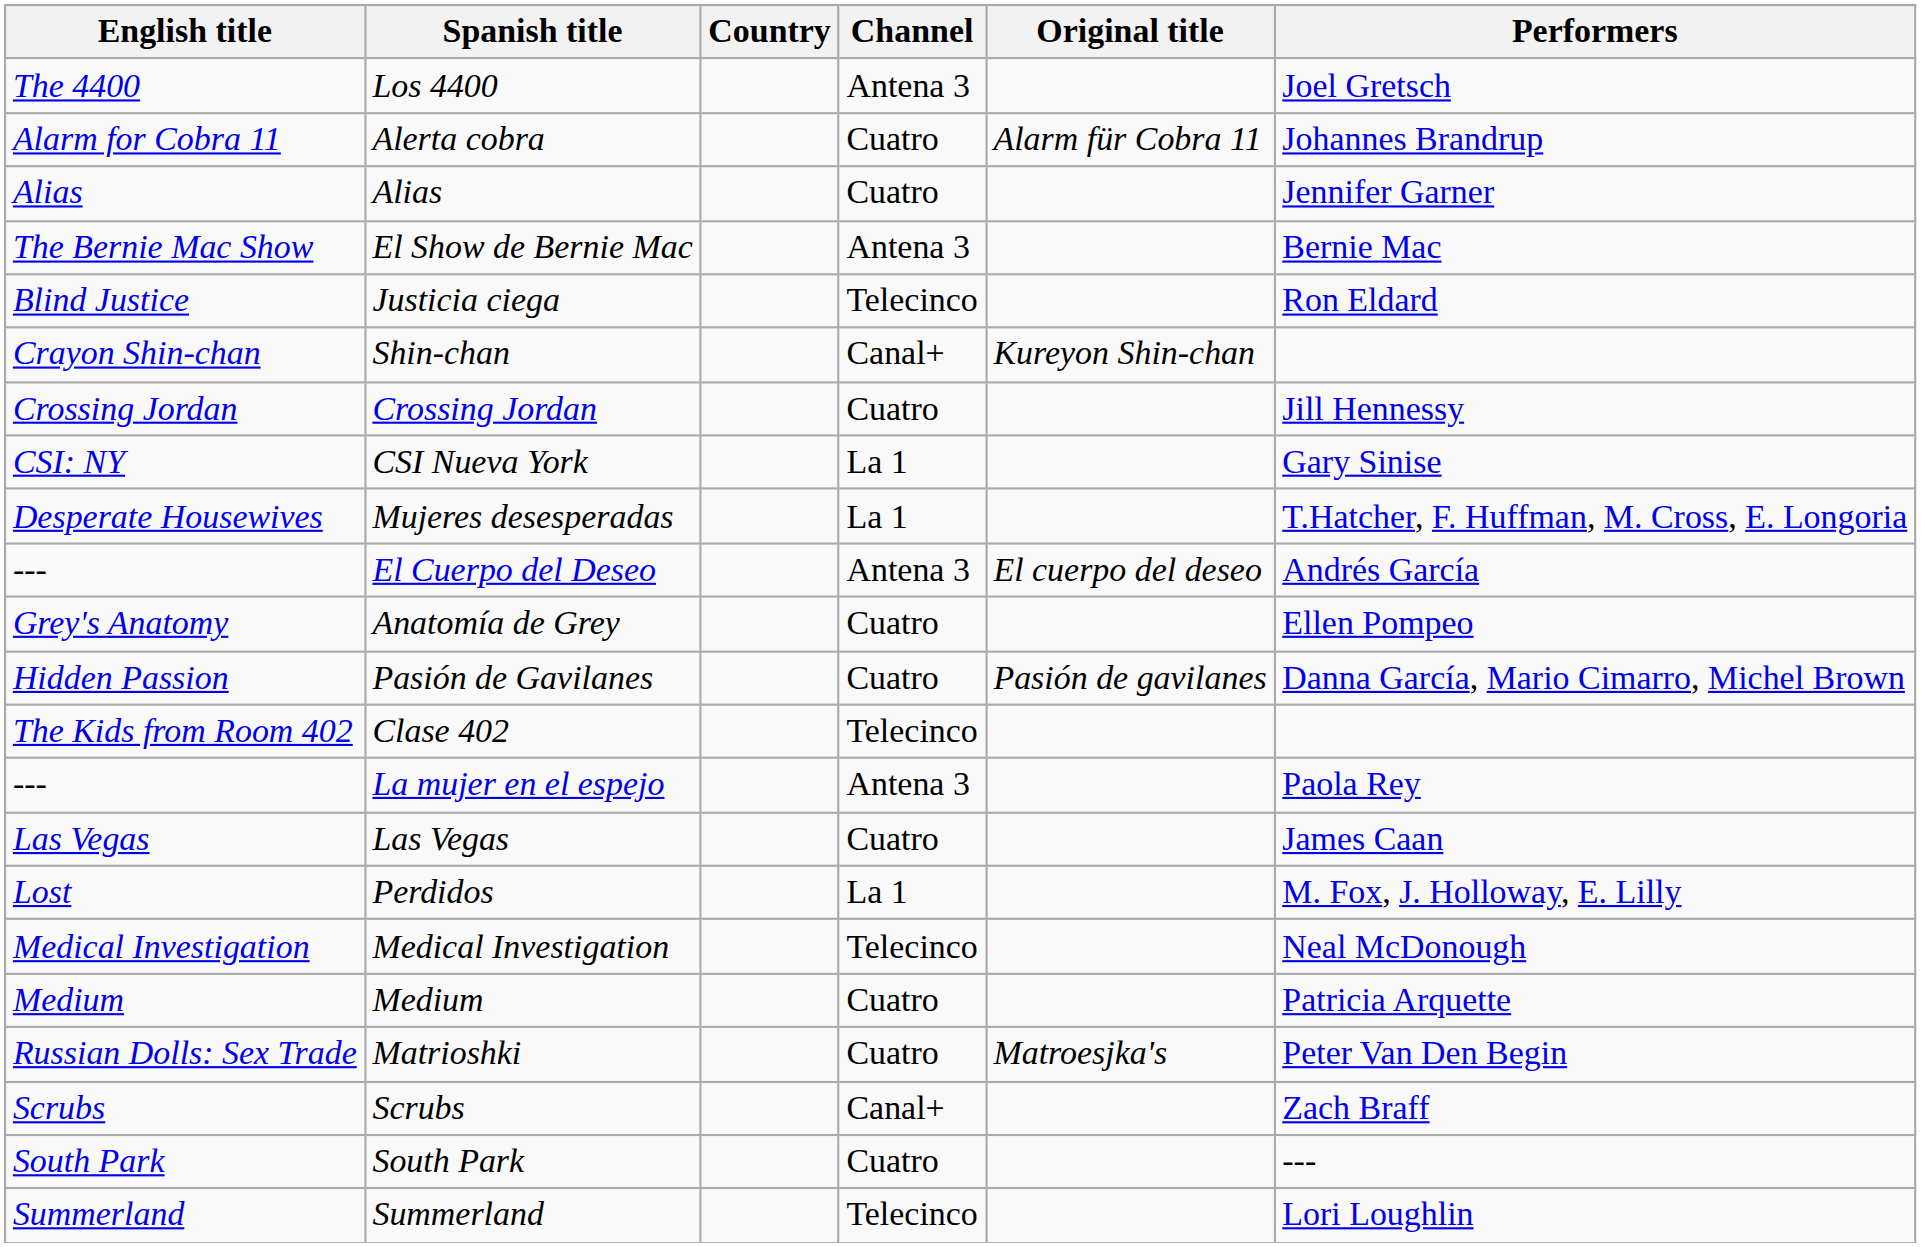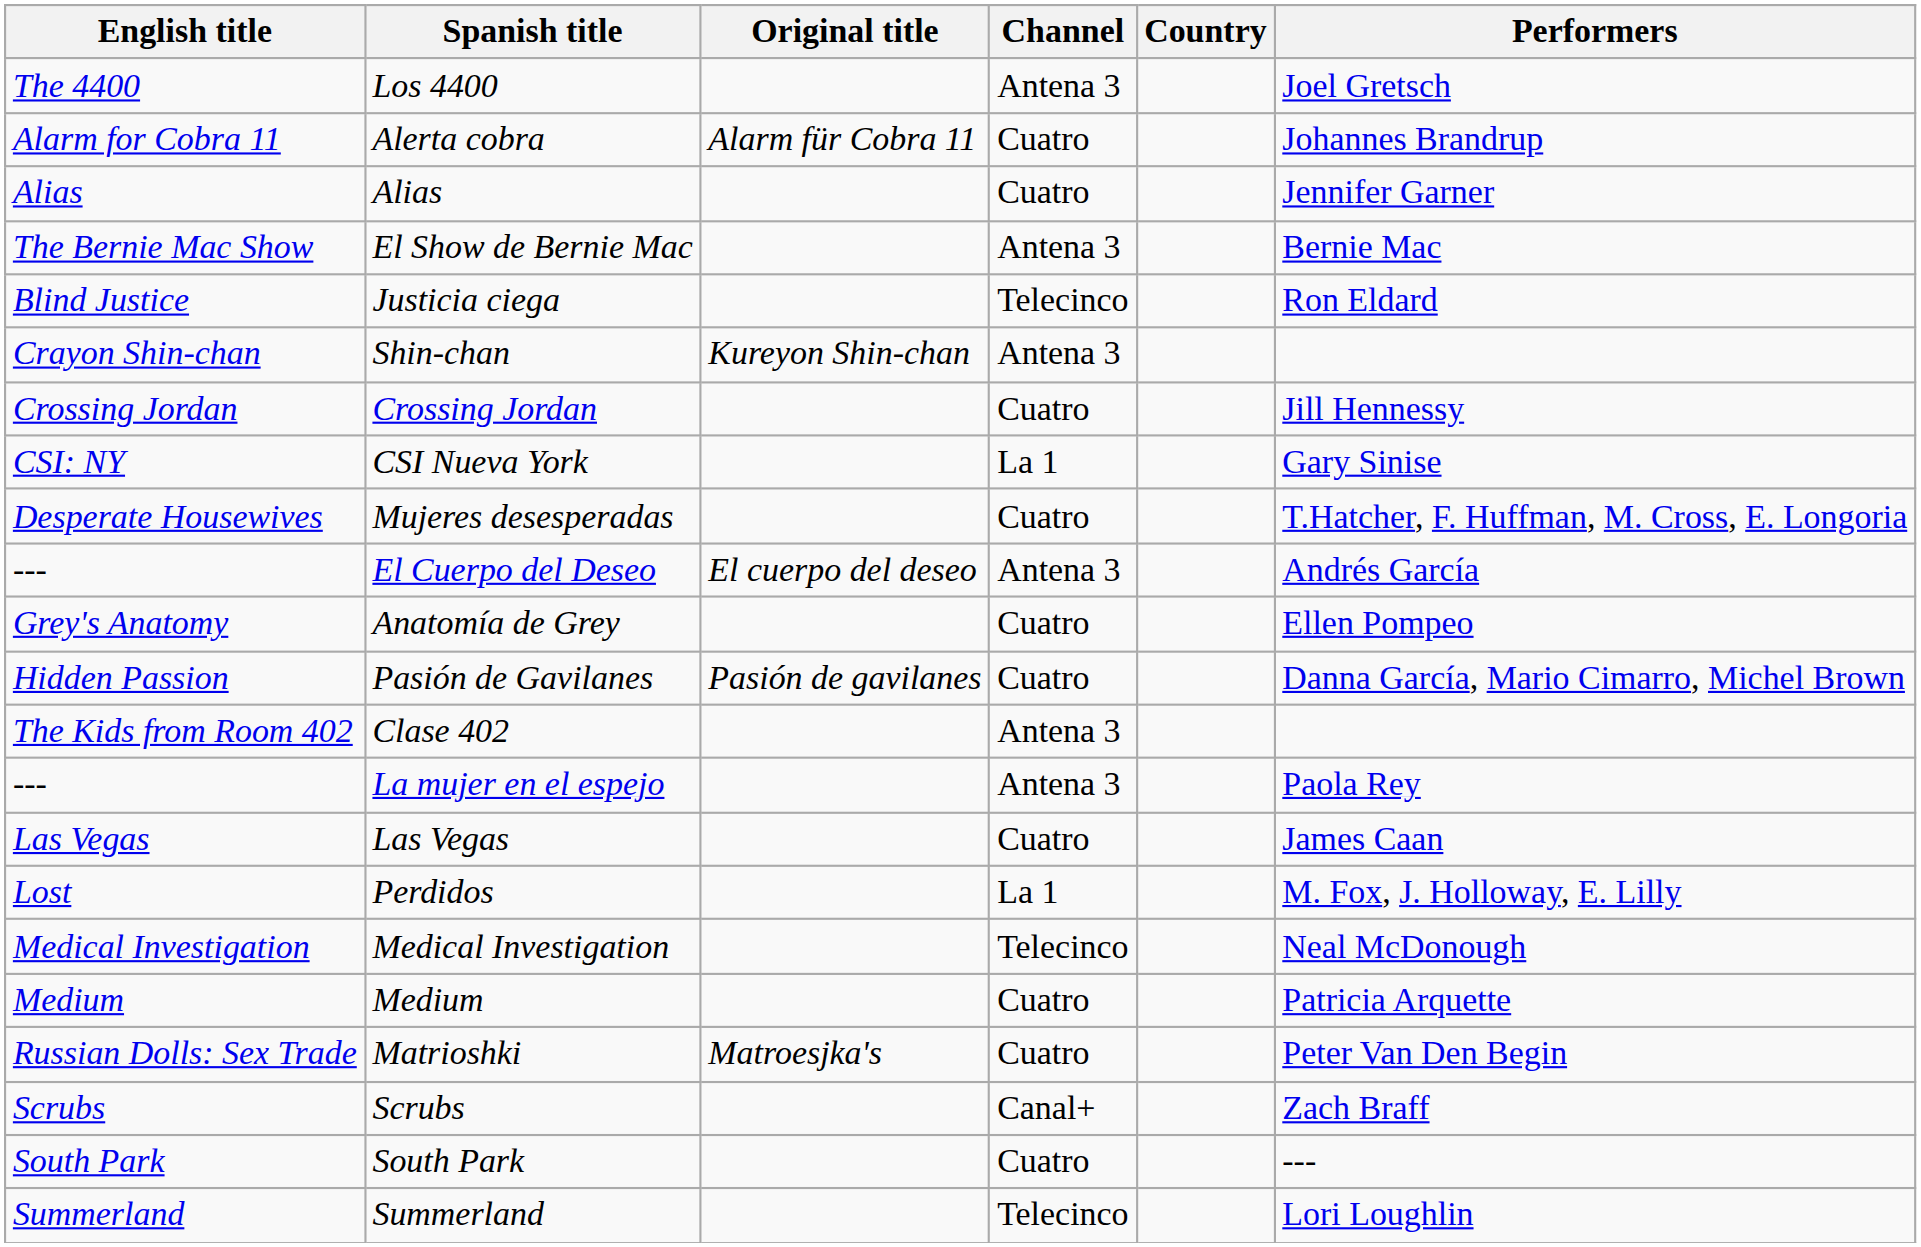columns swapped: (1130, 31) <-> (770, 31)
(896, 354) Canal+ -> (1059, 354) Antena 3
(877, 515) La 1 -> (1043, 515) Cuatro
(912, 730) Telecinco -> (1059, 730) Antena 3
